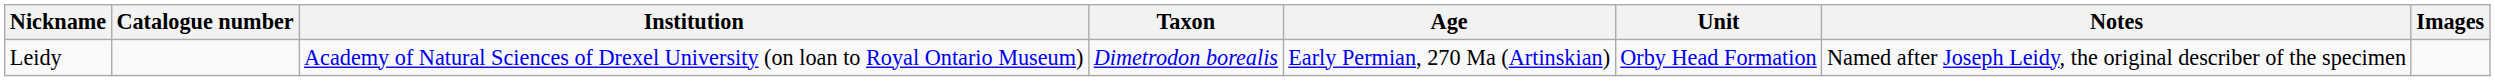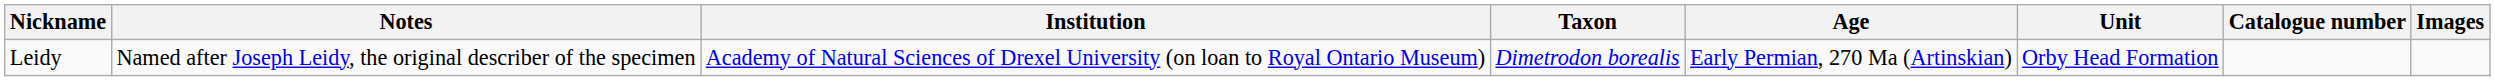columns swapped: (205, 22) <-> (2116, 22)
